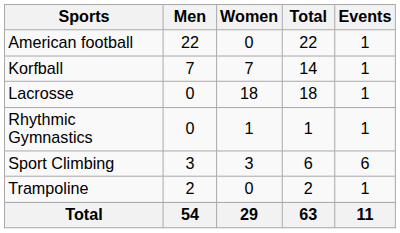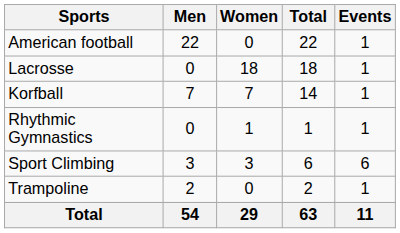rows swapped: (41, 94) <-> (36, 68)
